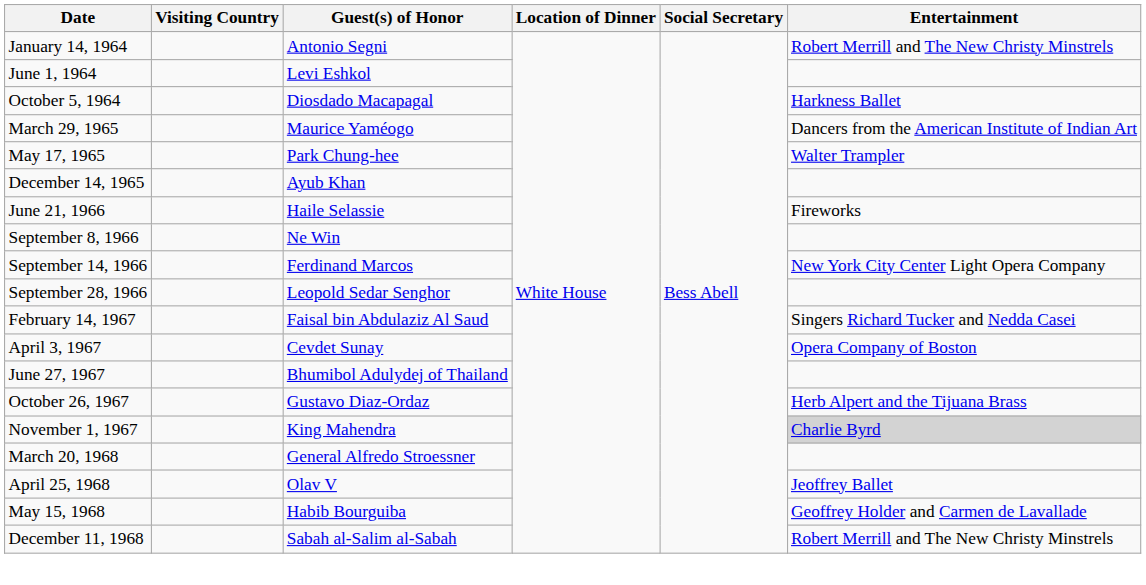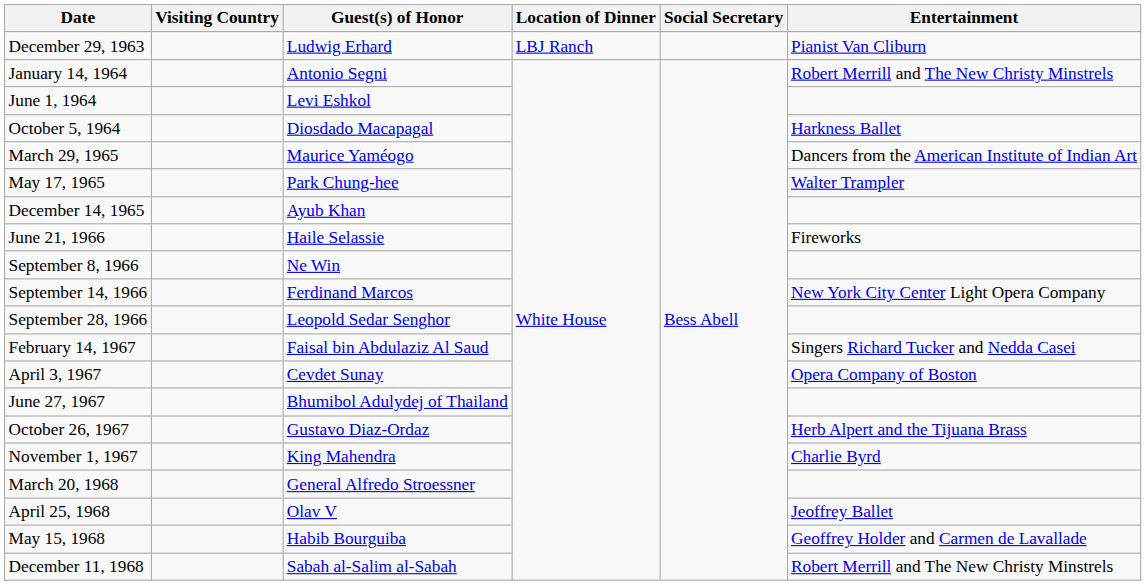+ row: (76, 45)
(836, 429) lightgrey background -> (836, 456) no background
